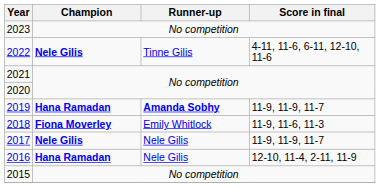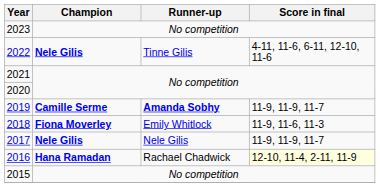(73, 108) Hana Ramadan -> (71, 108) Camille Serme
(166, 157) Nele Gilis -> (187, 157) Rachael Chadwick
(304, 157) no background -> (304, 157) lightyellow background
